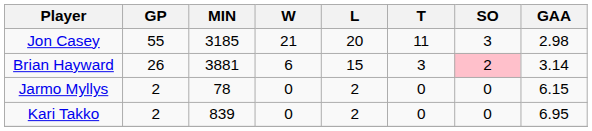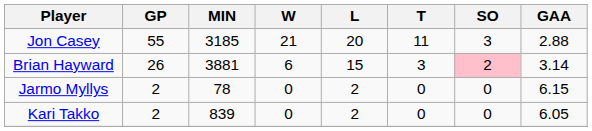(554, 41) 2.98 -> (554, 41) 2.88
(554, 114) 6.95 -> (554, 114) 6.05
